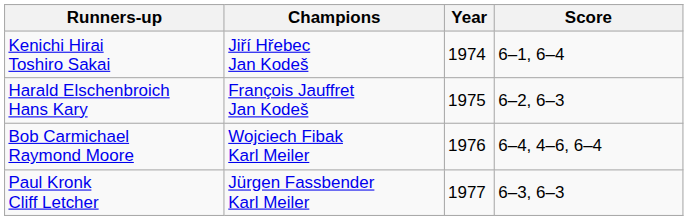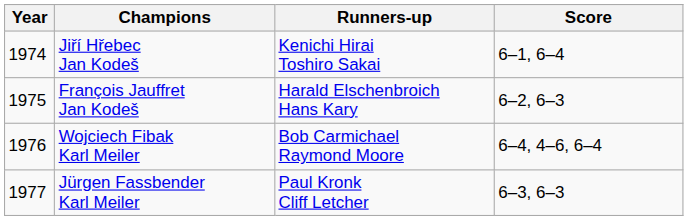columns swapped: (469, 17) <-> (114, 17)
